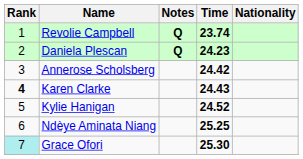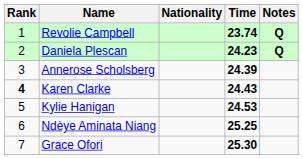columns swapped: (265, 13) <-> (178, 13)
(215, 70) 24.42 -> (242, 70) 24.39
(215, 107) 24.52 -> (242, 107) 24.53
(22, 145) paleturquoise background -> (22, 145) no background
